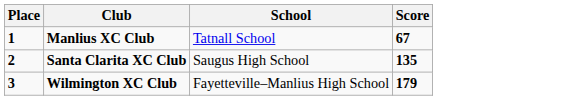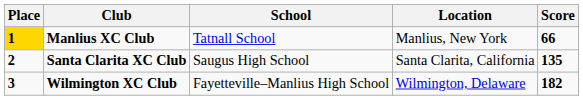+ column: (465, 15)
(11, 38) no background -> (11, 38) gold background
(403, 38) 67 -> (548, 38) 66
(406, 83) 179 -> (552, 83) 182
